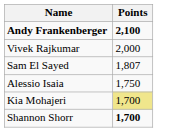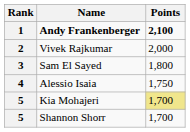+ column: (21, 13)
(128, 65) 1,807 -> (161, 65) 1,800
(128, 118) bold -> (161, 118) normal
